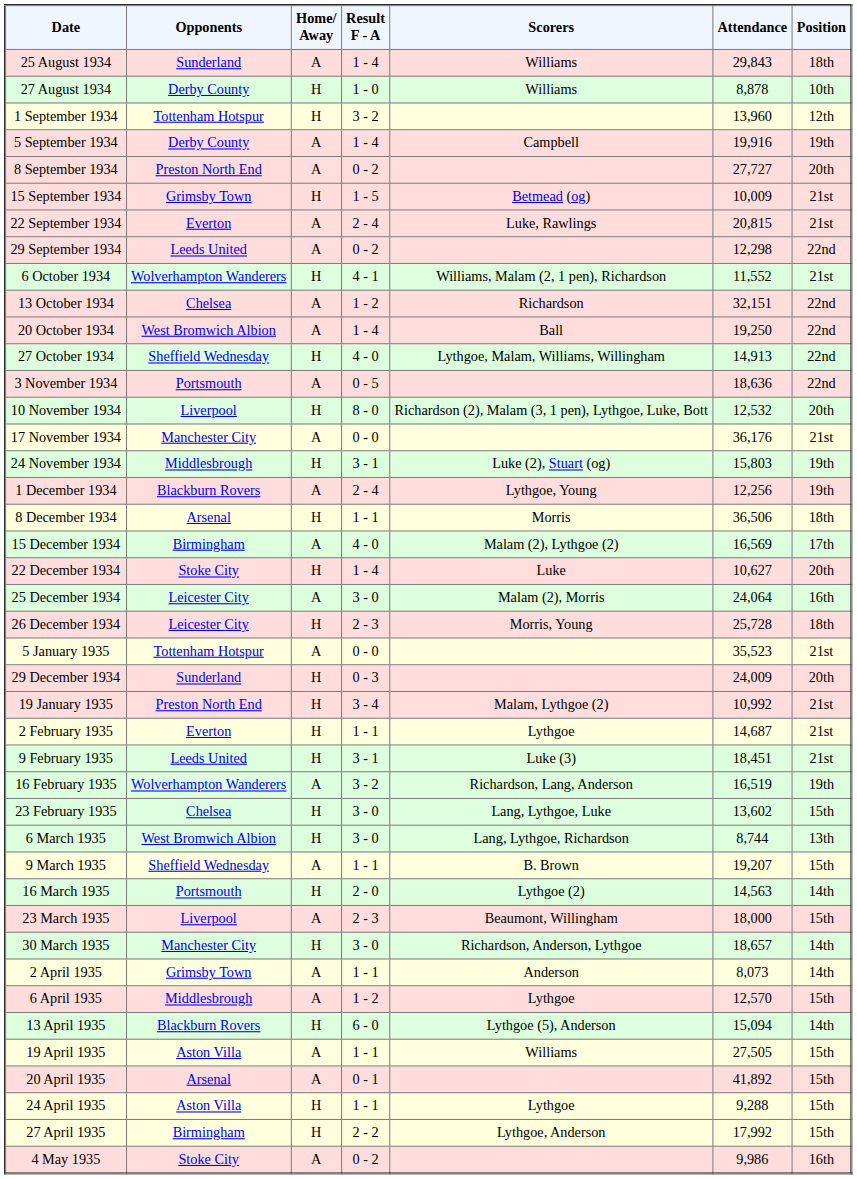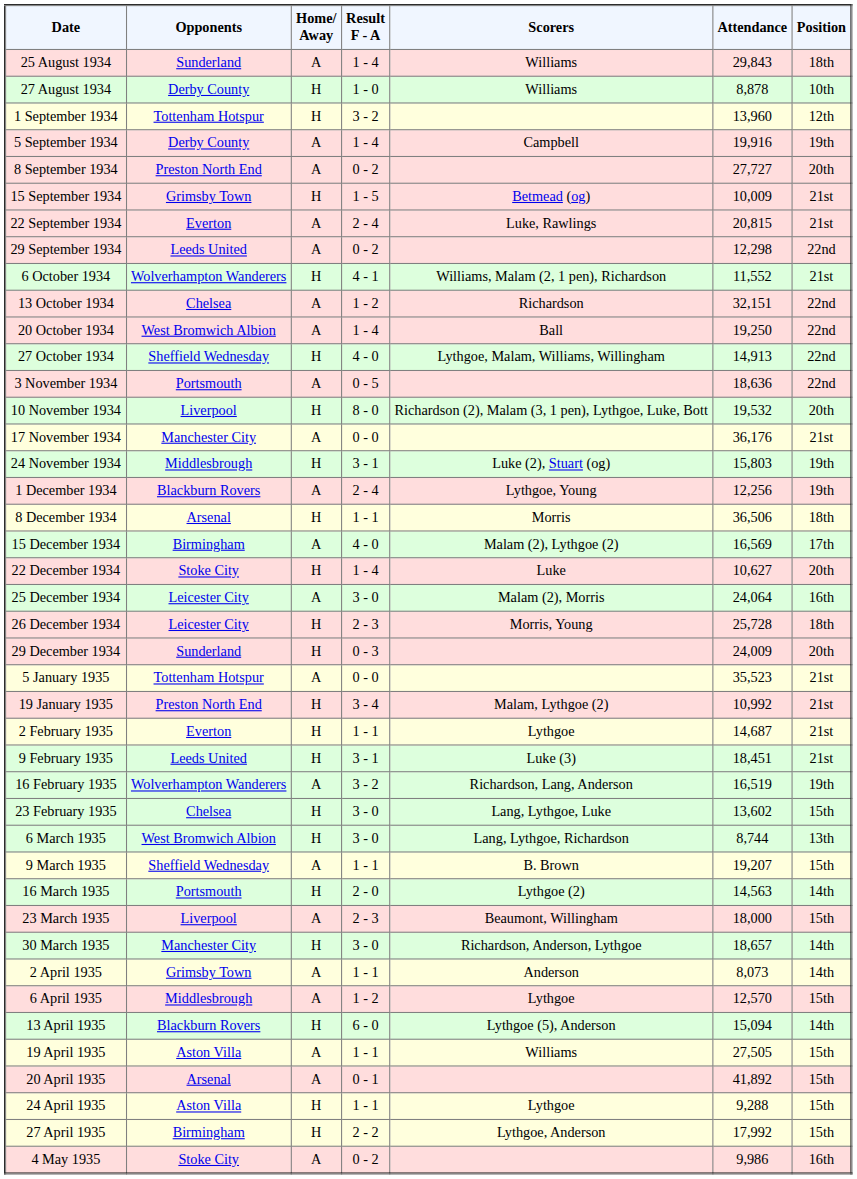(752, 410) 12,532 -> (752, 410) 19,532
rows swapped: (66, 678) <-> (66, 651)
